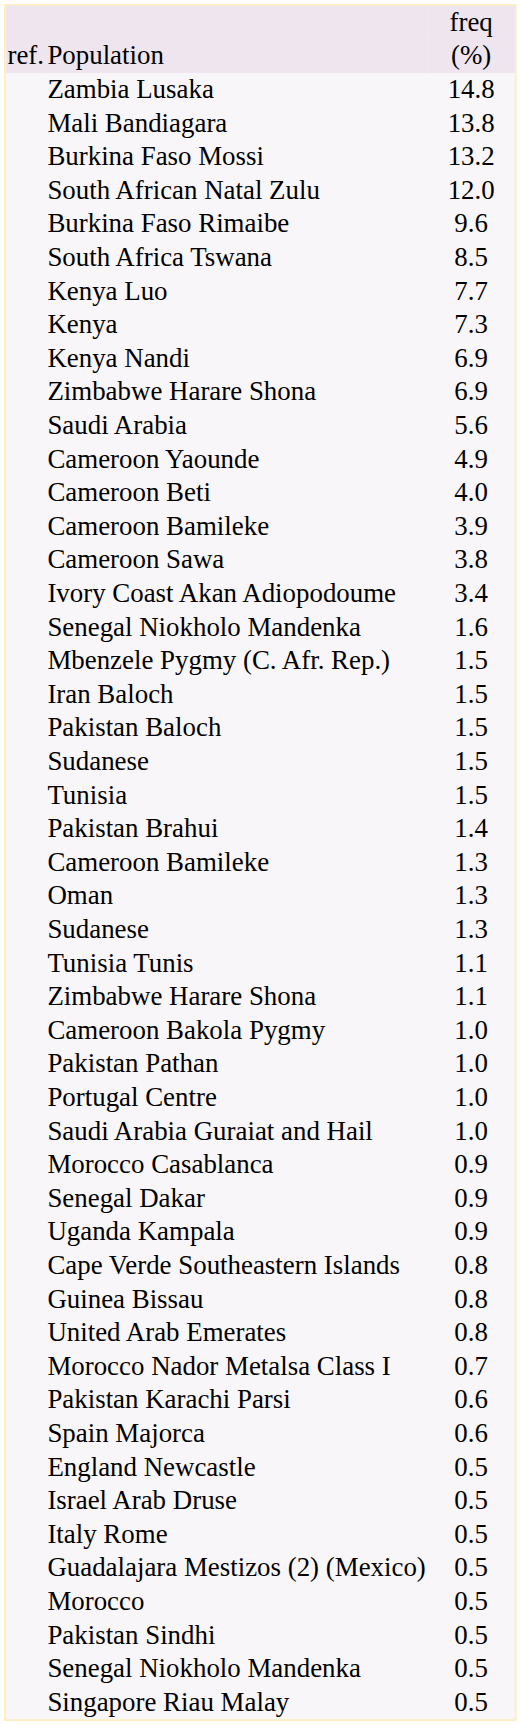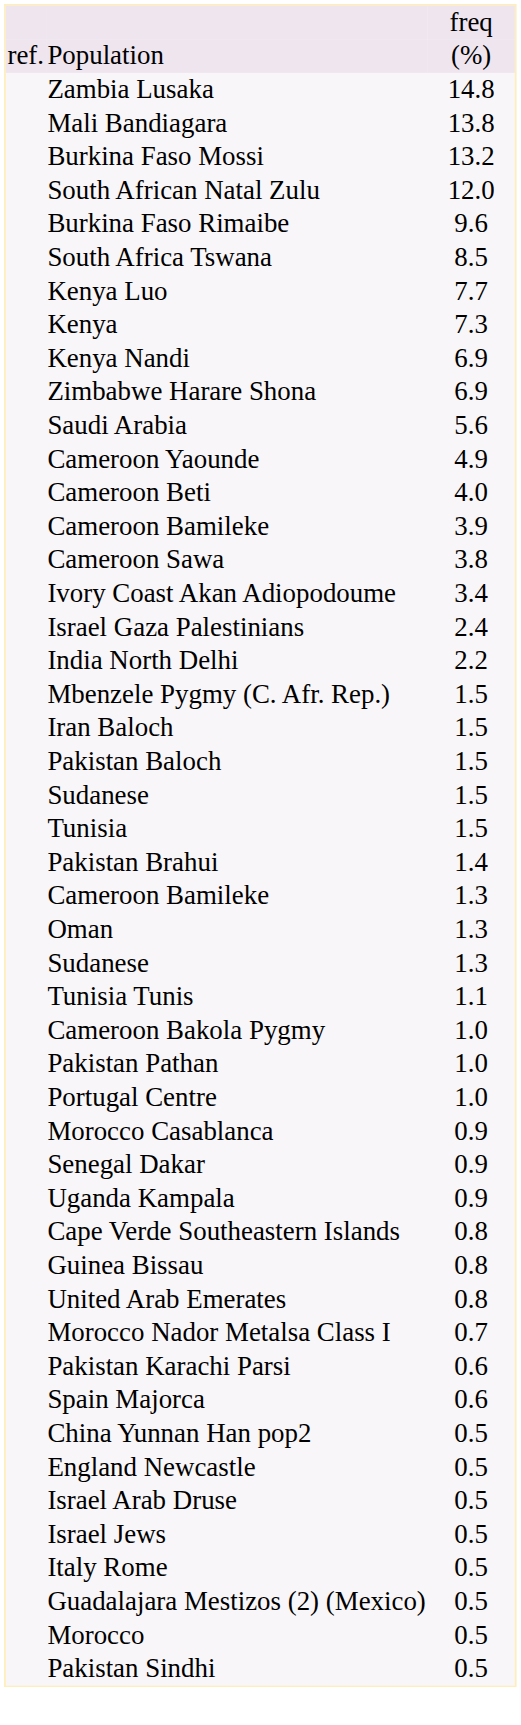+ row: (176, 626)
+ row: (143, 660)
- row: (204, 626)
- row: (182, 996)
- row: (210, 1130)
+ row: (179, 1433)
+ row: (107, 1534)
- row: (204, 1668)
- row: (168, 1702)
